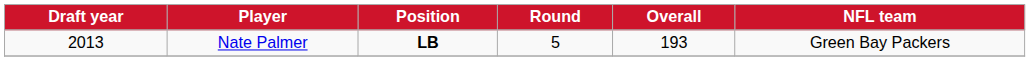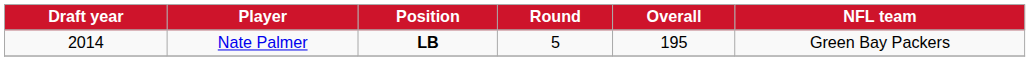(86, 42) 2013 -> (86, 42) 2014
(674, 42) 193 -> (674, 42) 195
